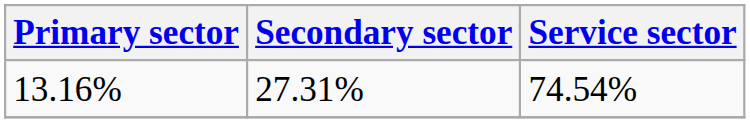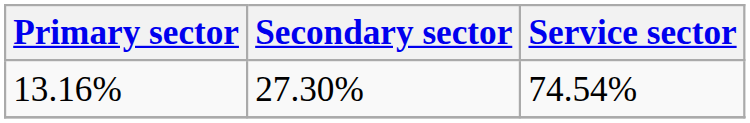(309, 88) 27.31% -> (309, 88) 27.30%
